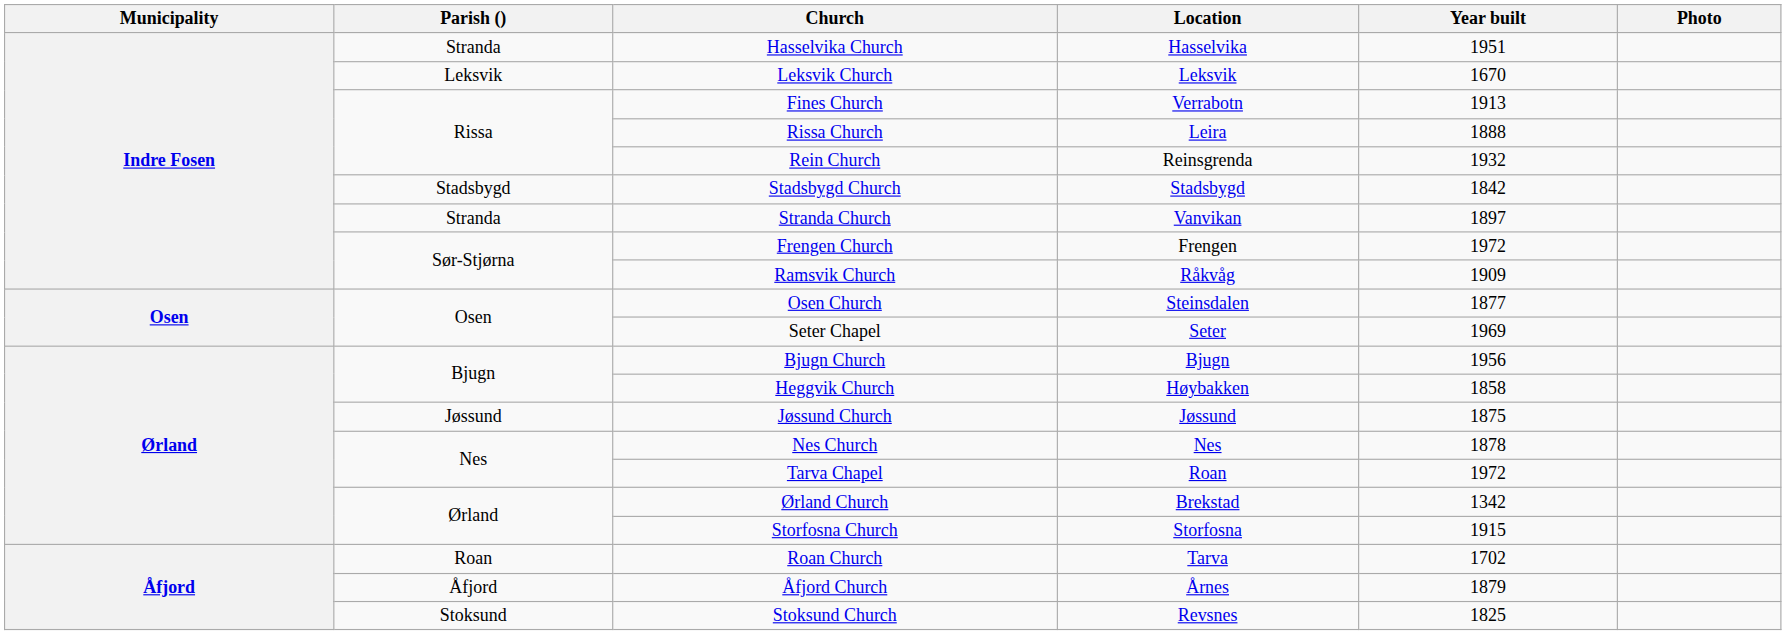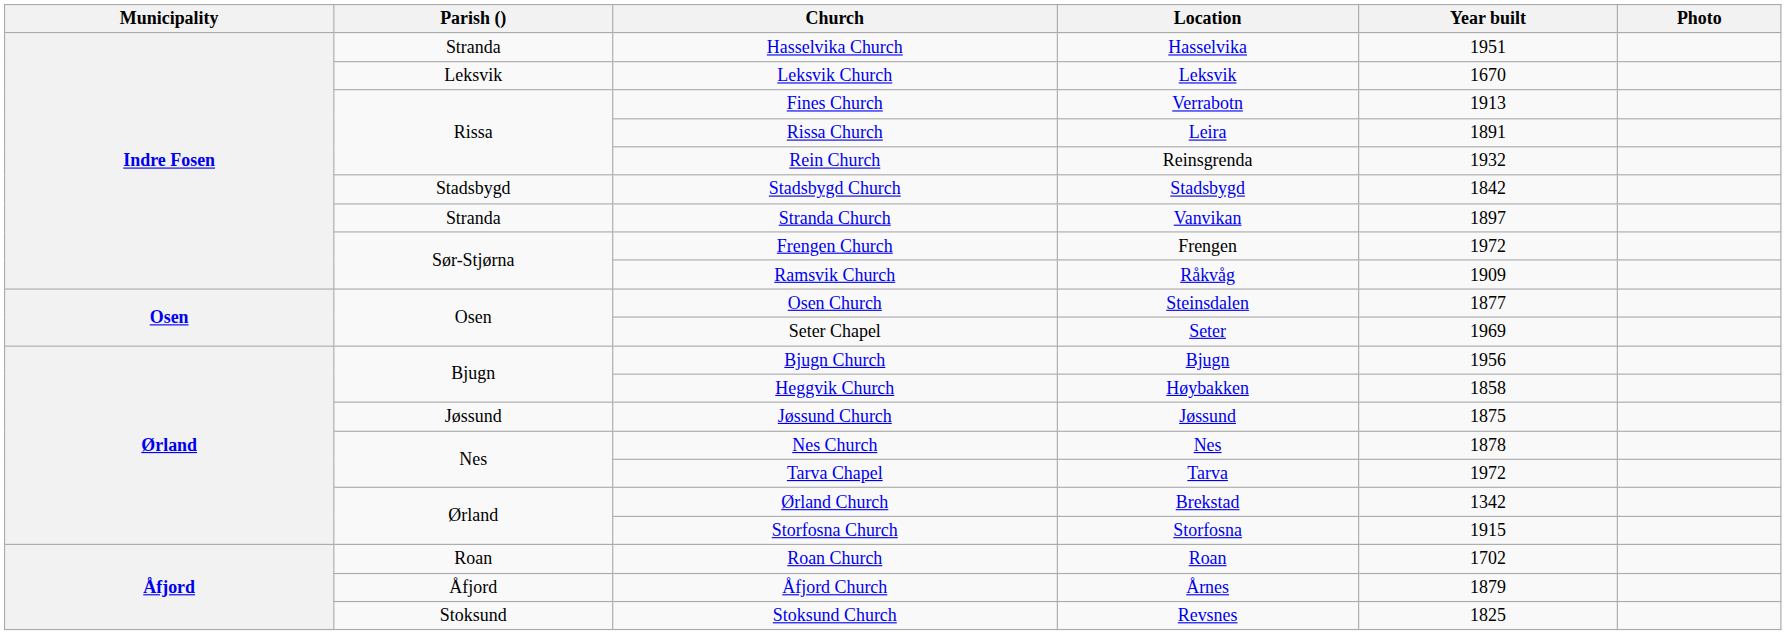(1488, 132) 1888 -> (1488, 132) 1891
(1208, 473) Roan -> (1208, 473) Tarva
(1208, 558) Tarva -> (1208, 558) Roan
